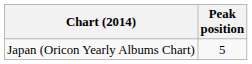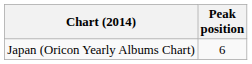(222, 49) 5 -> (222, 49) 6
